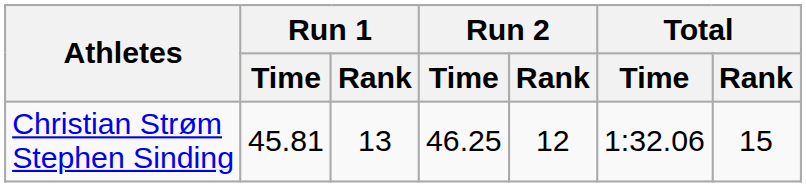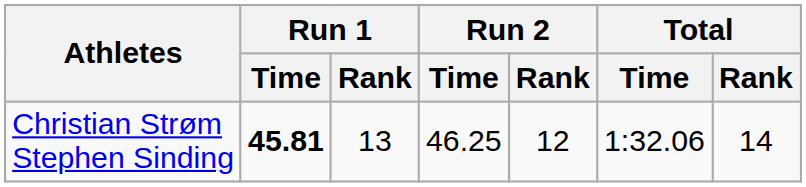(286, 142) normal -> (286, 142) bold
(756, 142) 15 -> (756, 142) 14
